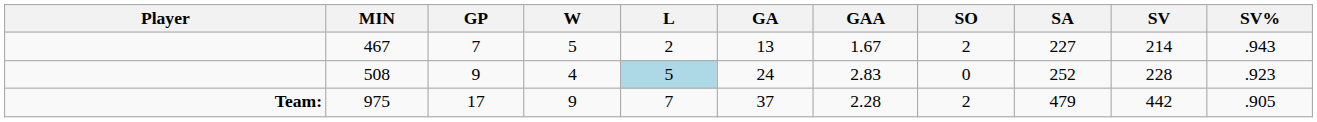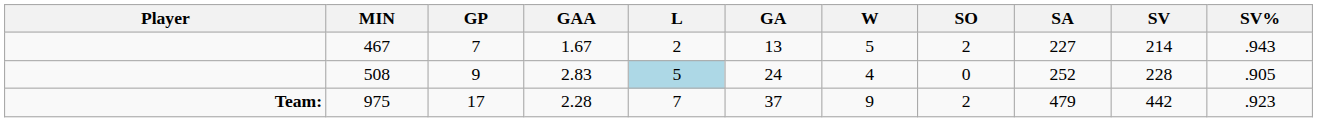columns swapped: (572, 18) <-> (866, 18)
(1260, 74) .923 -> (1260, 74) .905
(1260, 102) .905 -> (1260, 102) .923
